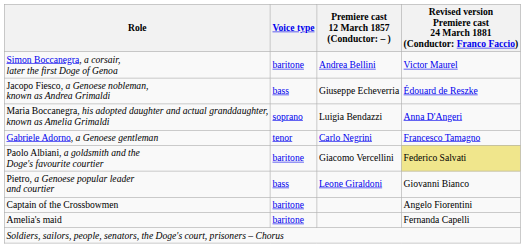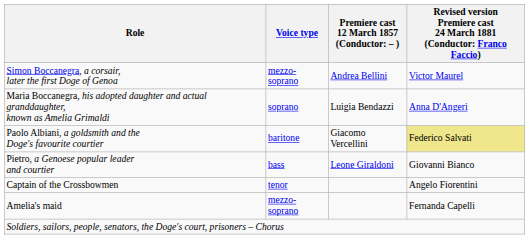(288, 65) baritone -> (283, 75) mezzo-soprano
- row: (77, 91)
- row: (82, 137)
(288, 205) baritone -> (278, 185) tenor
(288, 220) baritone -> (283, 206) mezzo-soprano
